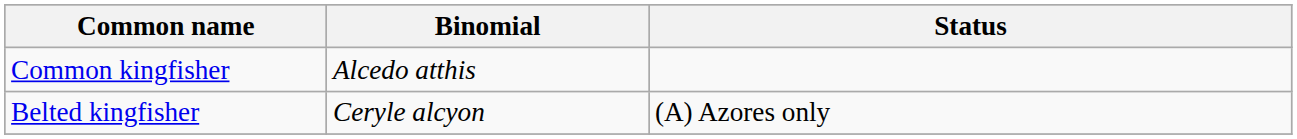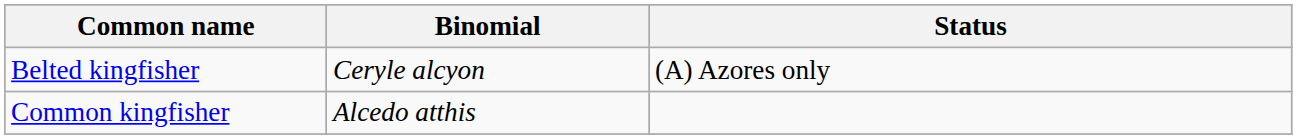rows swapped: (120, 69) <-> (105, 112)
